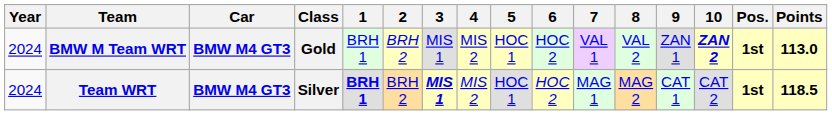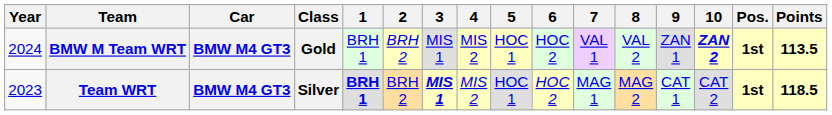(799, 49) 113.0 -> (799, 49) 113.5
(25, 89) 2024 -> (25, 89) 2023
